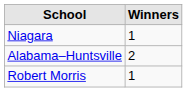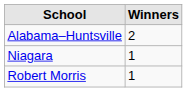rows swapped: (65, 55) <-> (30, 35)
